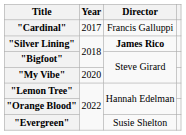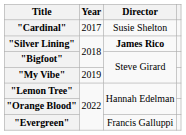(140, 28) Francis Galluppi -> (140, 28) Susie Shelton
(91, 75) 2020 -> (91, 75) 2019
(140, 122) Susie Shelton -> (140, 122) Francis Galluppi
